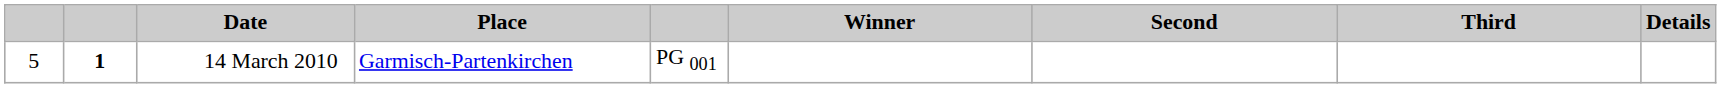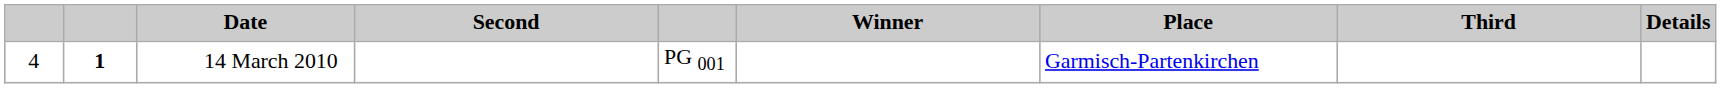columns swapped: (502, 22) <-> (1184, 22)
(34, 60) 5 -> (34, 60) 4
